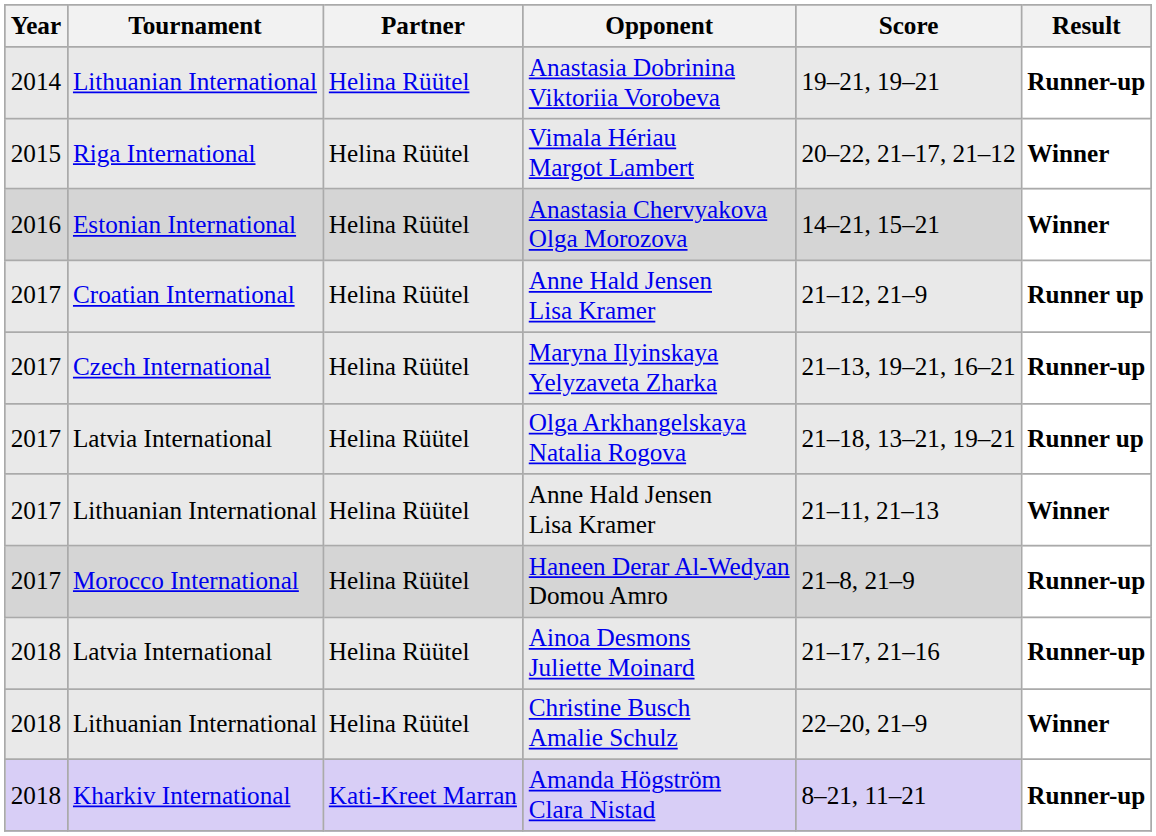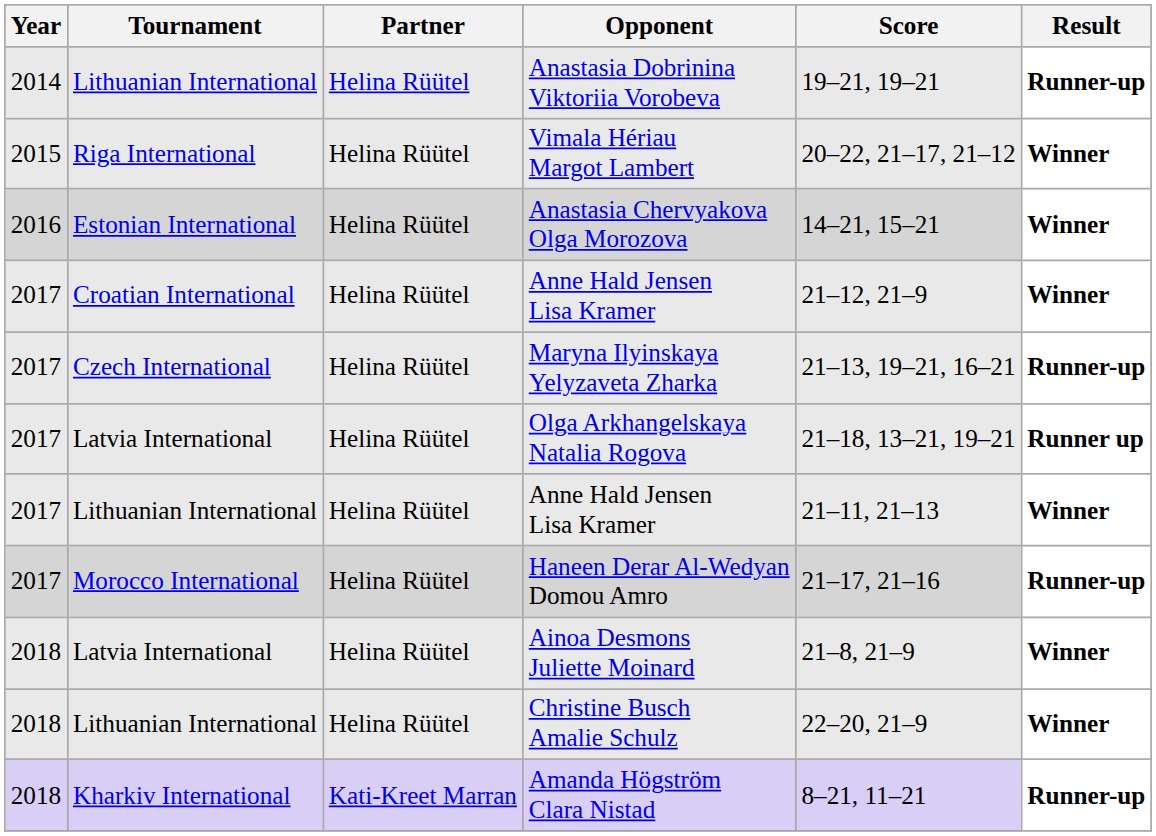(1086, 296) Runner up -> (1068, 296) Winner
(858, 581) 21–8, 21–9 -> (871, 581) 21–17, 21–16
(871, 652) 21–17, 21–16 -> (858, 652) 21–8, 21–9
(1086, 652) Runner-up -> (1068, 652) Winner
